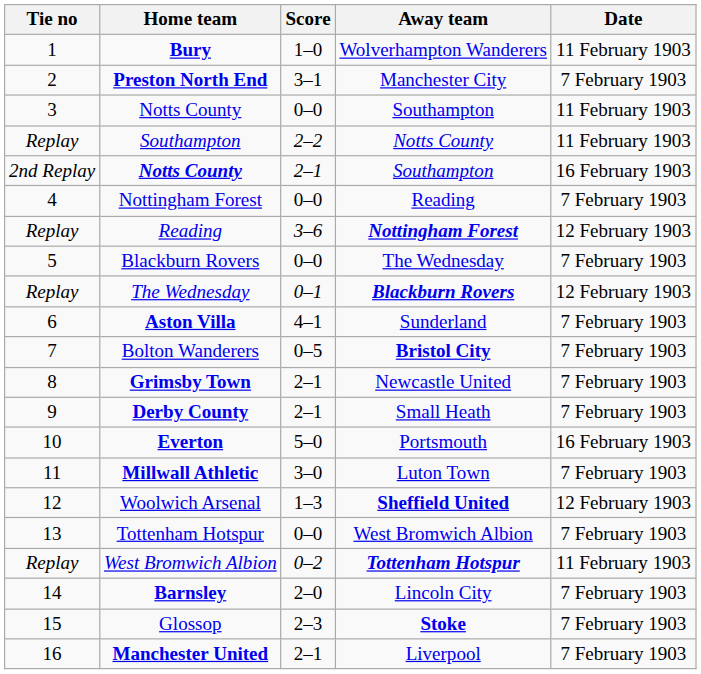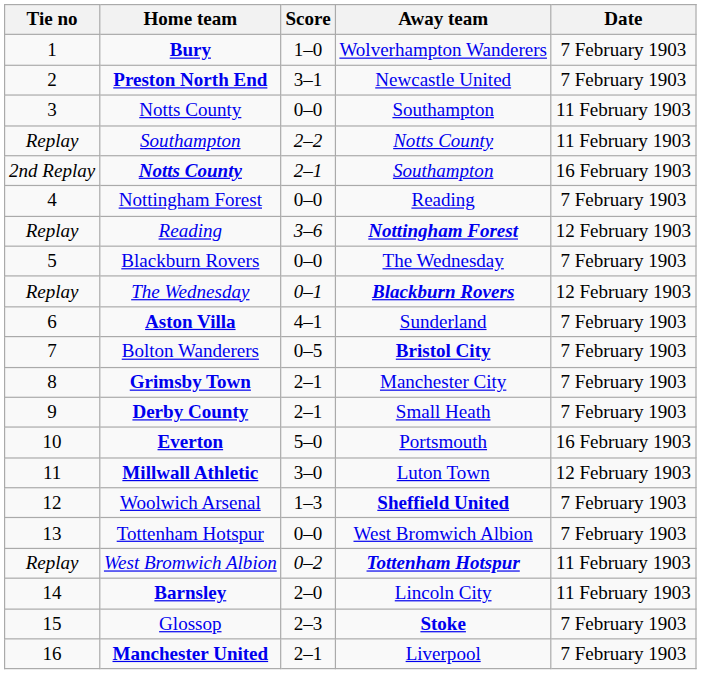(623, 49) 11 February 1903 -> (623, 49) 7 February 1903
(443, 79) Manchester City -> (443, 79) Newcastle United
(443, 381) Newcastle United -> (443, 381) Manchester City
(623, 472) 7 February 1903 -> (623, 472) 12 February 1903
(623, 502) 12 February 1903 -> (623, 502) 7 February 1903
(623, 593) 7 February 1903 -> (623, 593) 11 February 1903
